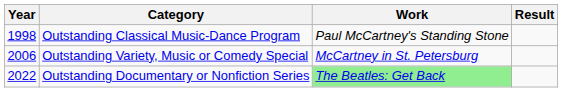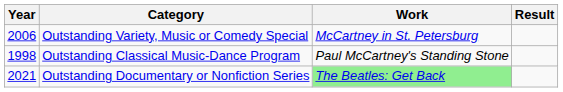rows swapped: (171, 35) <-> (175, 55)
(22, 76) 2022 -> (22, 76) 2021
